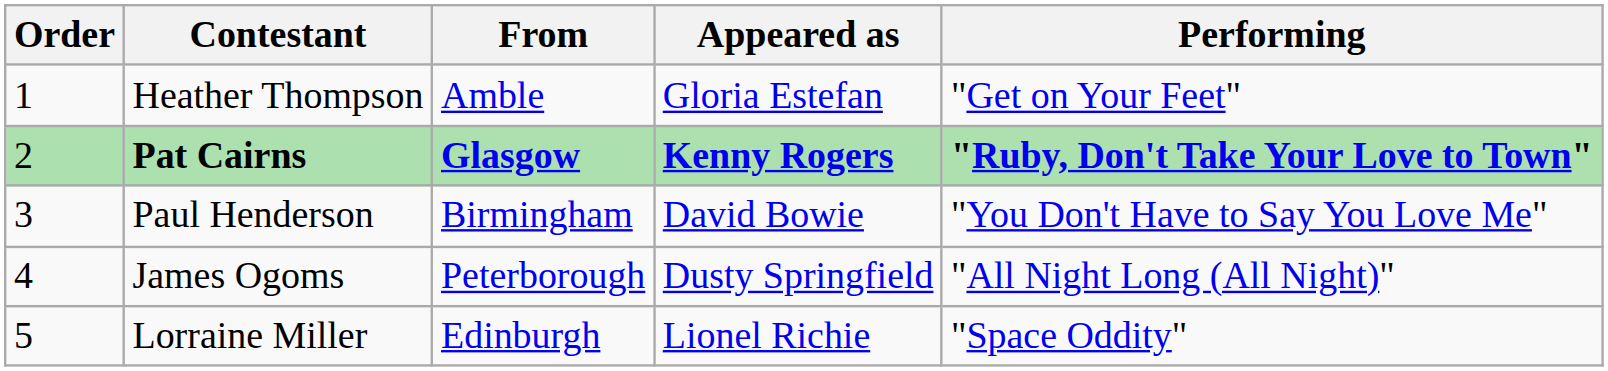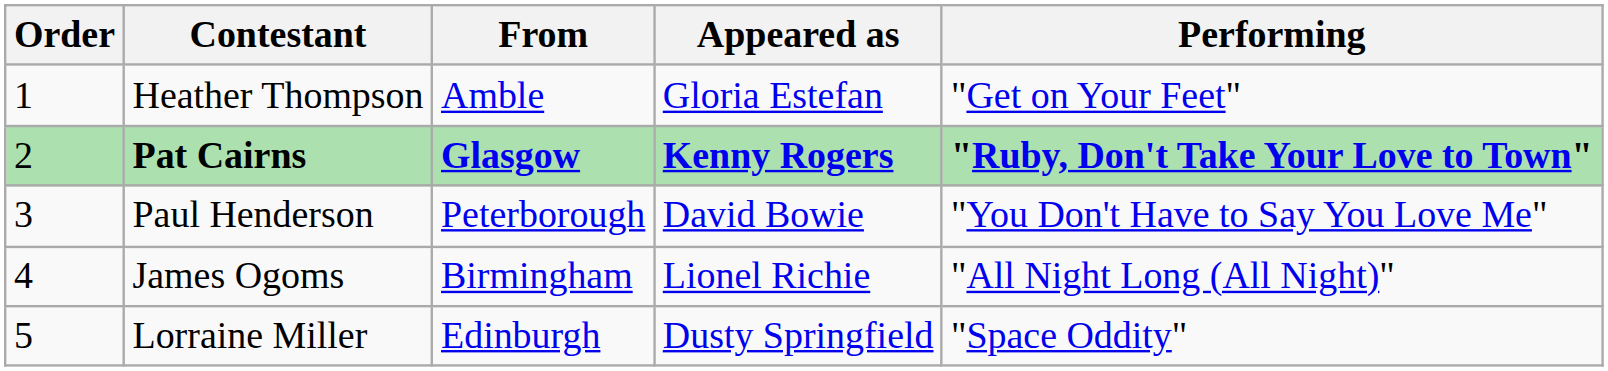(537, 214) Birmingham -> (543, 214) Peterborough
(543, 275) Peterborough -> (537, 275) Birmingham
(798, 275) Dusty Springfield -> (767, 275) Lionel Richie
(767, 335) Lionel Richie -> (798, 335) Dusty Springfield
